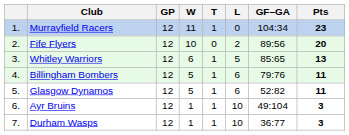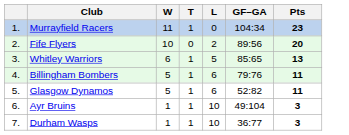- column: (168, 12)
